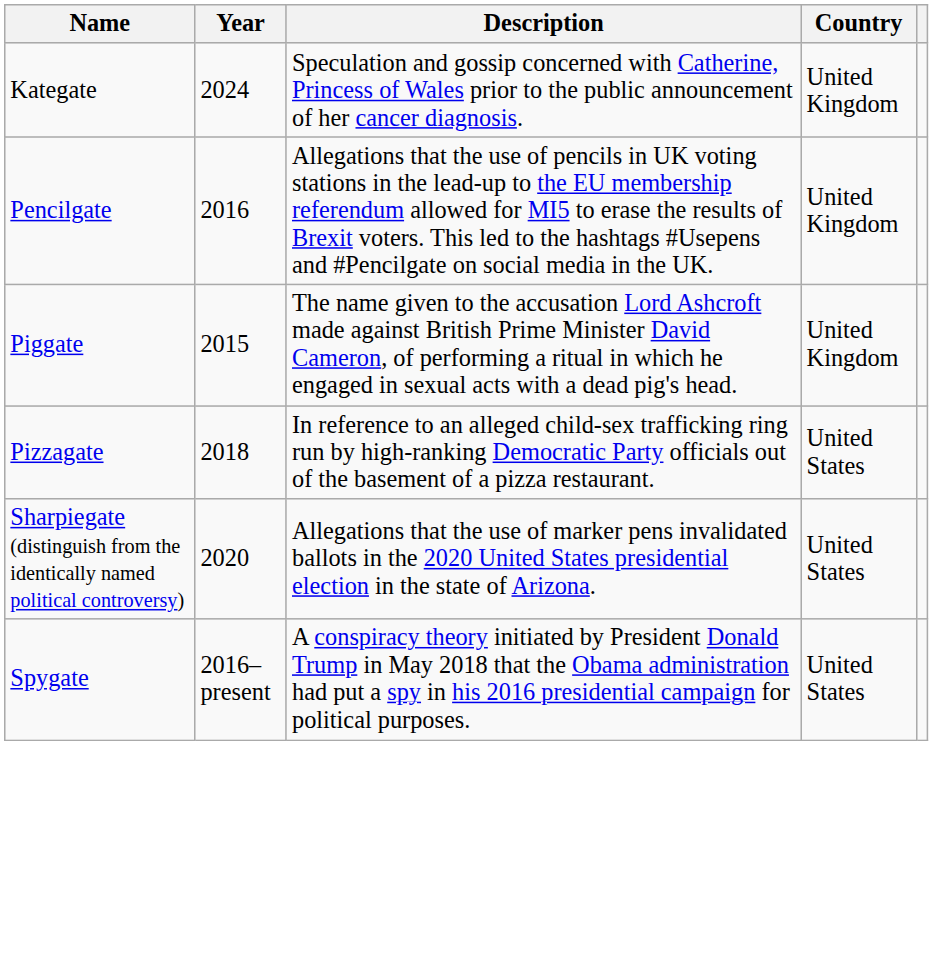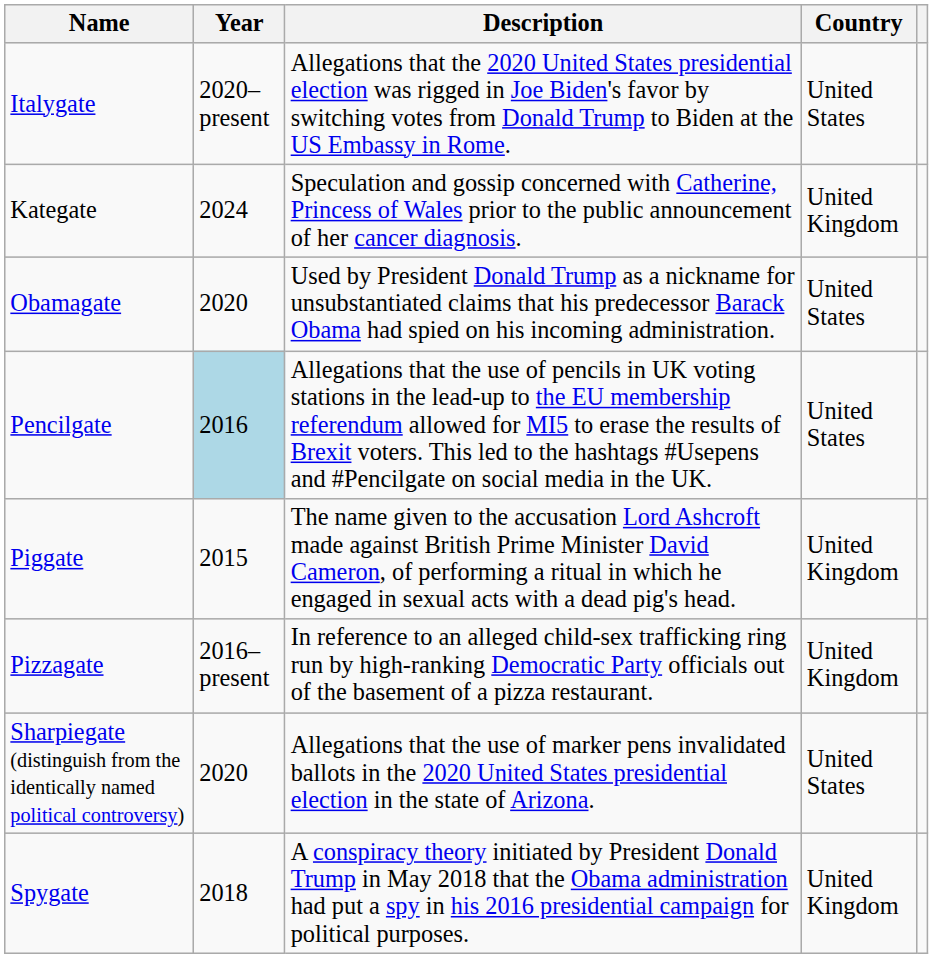+ row: (53, 103)
+ row: (66, 303)
(225, 210) no background -> (224, 424) lightblue background
(853, 210) United Kingdom -> (840, 424) United States
(225, 451) 2018 -> (234, 665) 2016–present
(840, 451) United States -> (853, 665) United Kingdom
(236, 679) 2016–present -> (224, 893) 2018
(840, 679) United States -> (853, 893) United Kingdom
